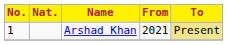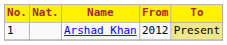(155, 31) 2021 -> (155, 31) 2012
